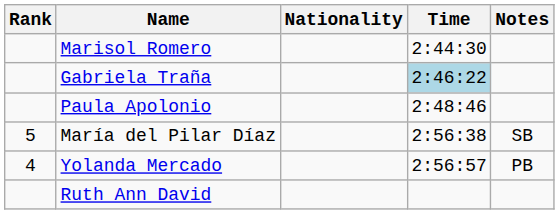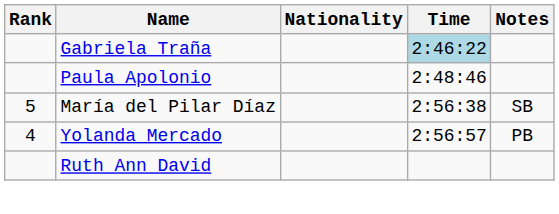- row: (136, 49)
